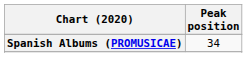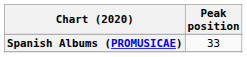(214, 43) 34 -> (214, 43) 33
